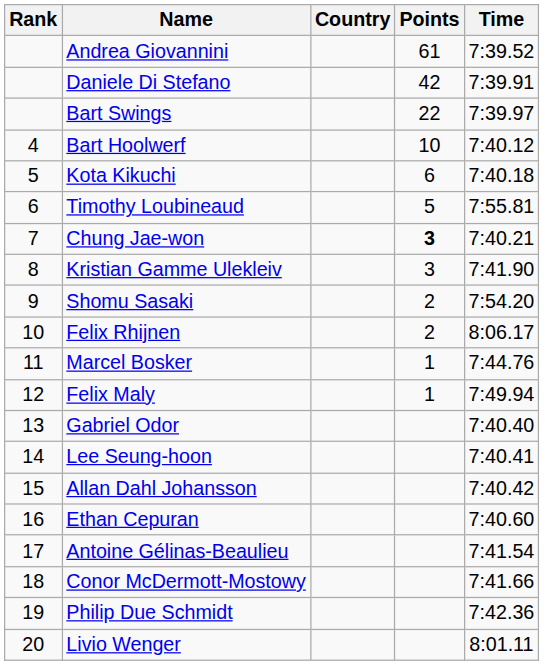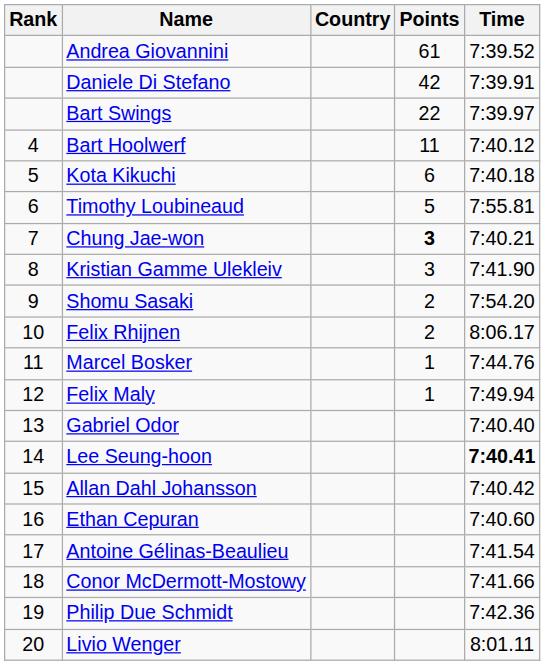(429, 144) 10 -> (429, 144) 11
(501, 457) normal -> (502, 457) bold
